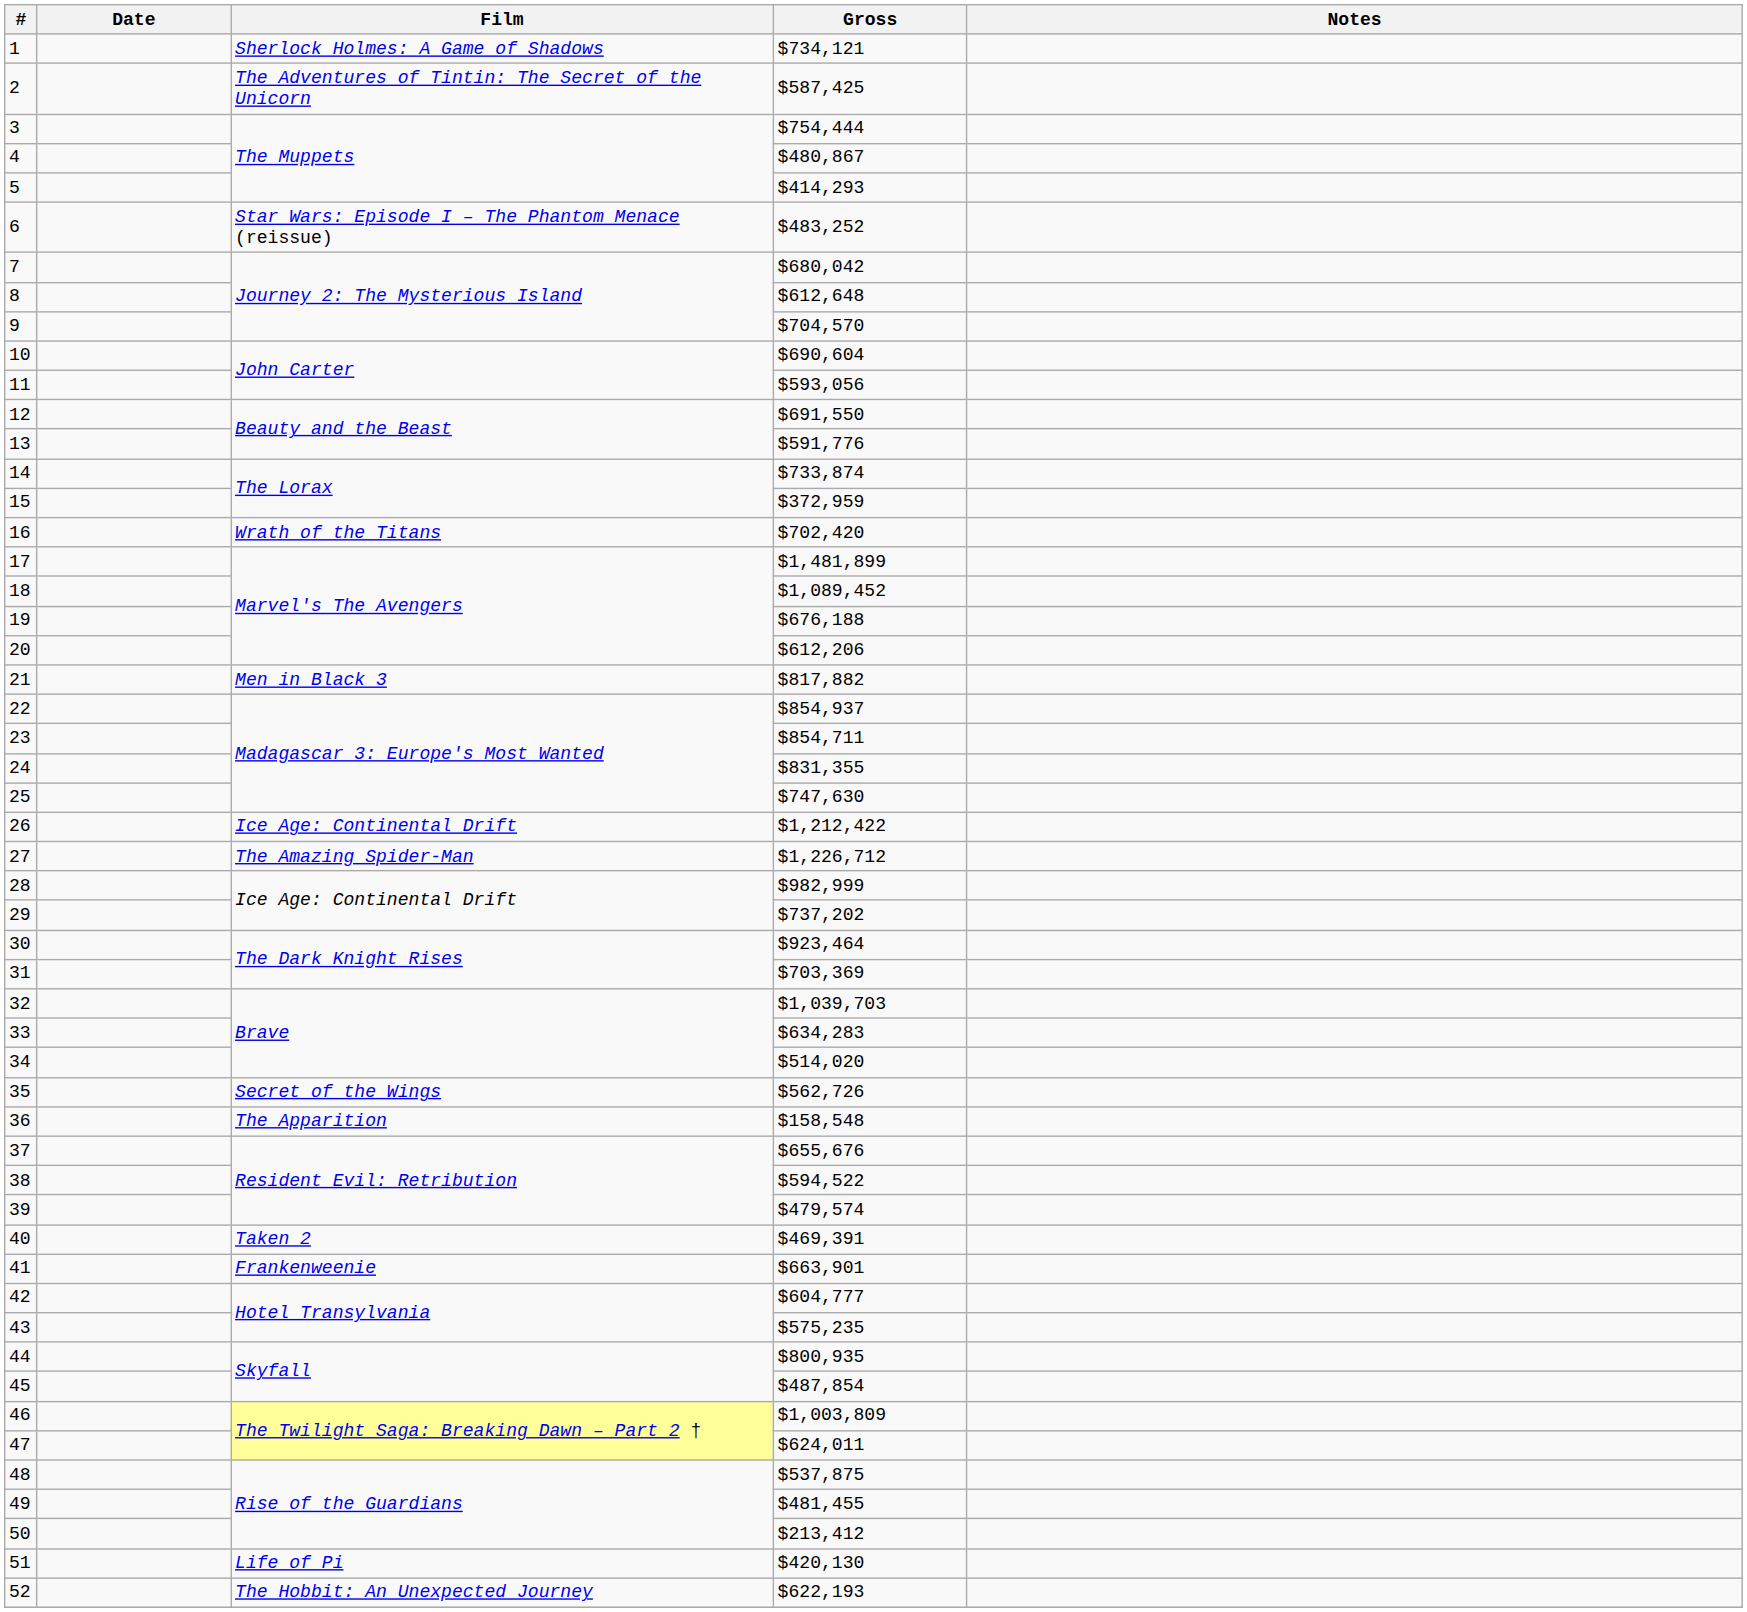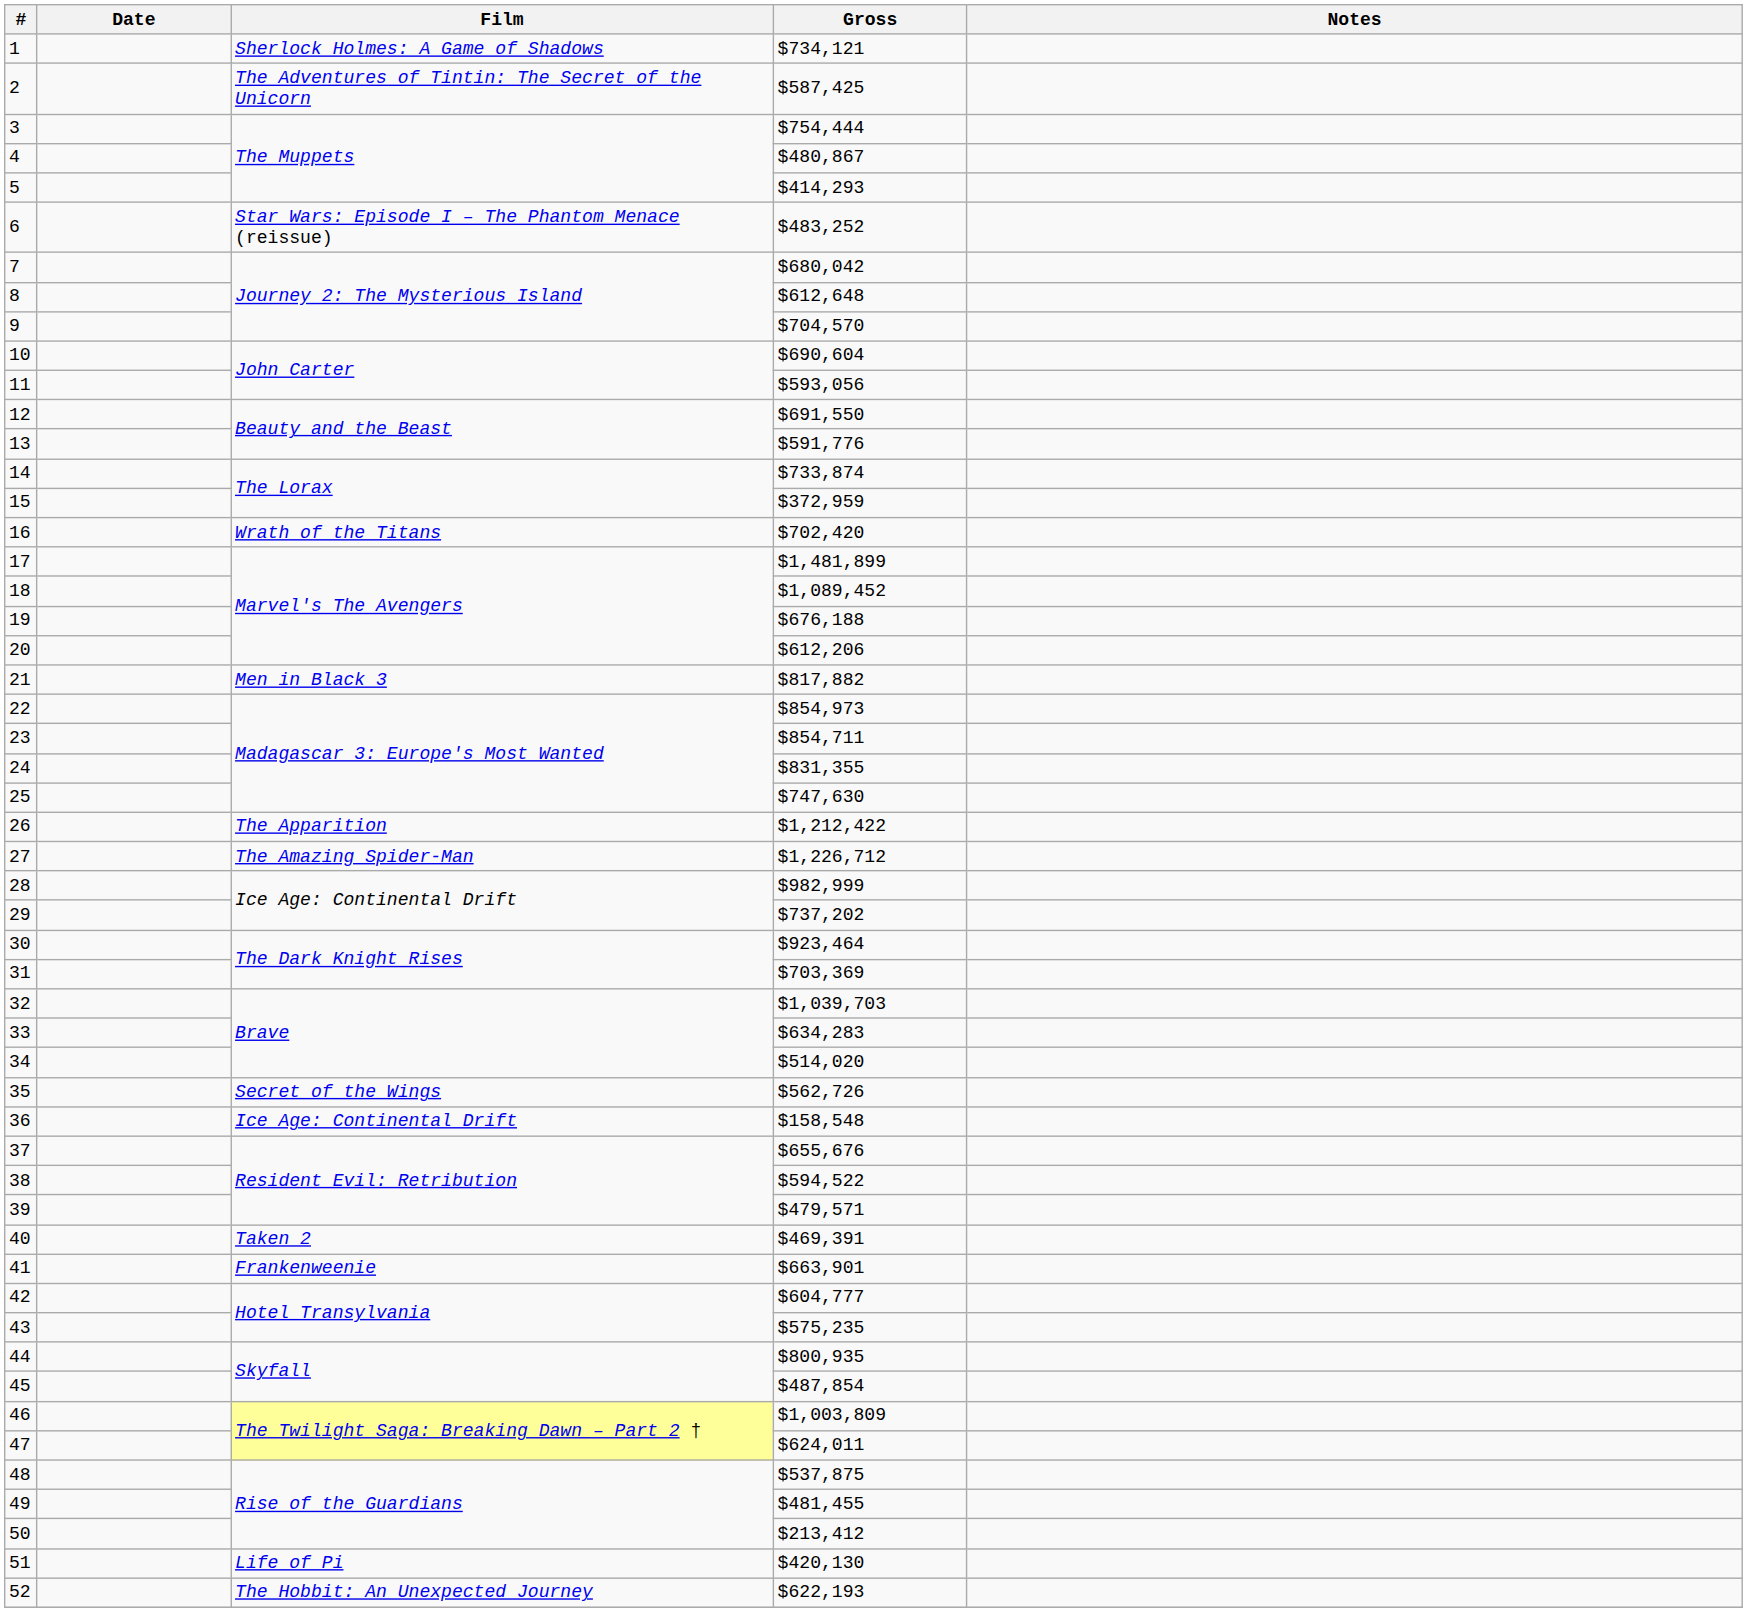(821, 709) $854,937 -> (821, 709) $854,973
(376, 827) Ice Age: Continental Drift -> (311, 827) The Apparition
(311, 1121) The Apparition -> (376, 1121) Ice Age: Continental Drift
(821, 1210) $479,574 -> (821, 1210) $479,571
